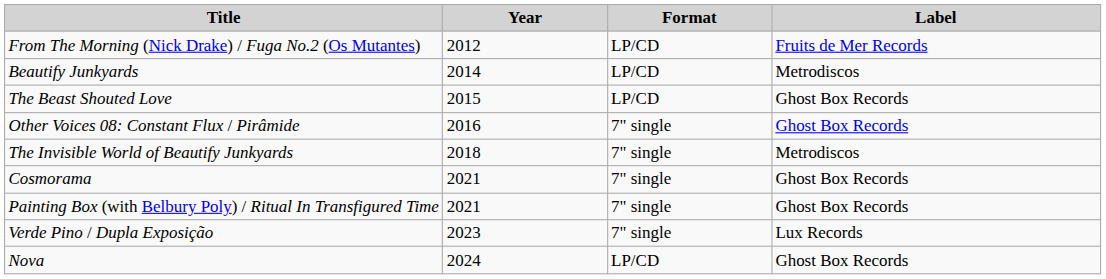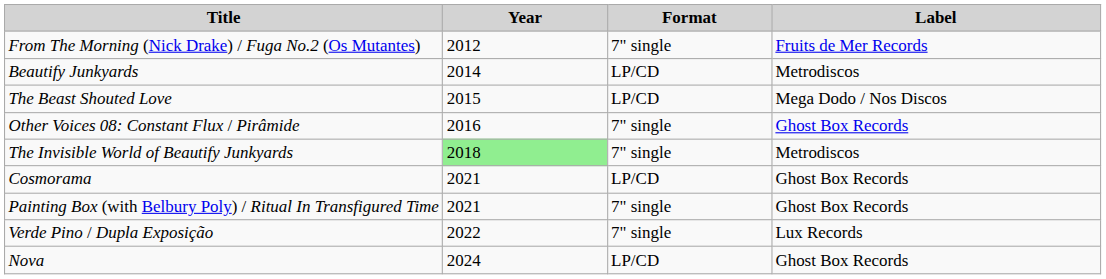(635, 44) LP/CD -> (641, 44) 7" single
(842, 98) Ghost Box Records -> (861, 98) Mega Dodo / Nos Discos
(464, 152) no background -> (464, 152) lightgreen background
(641, 179) 7" single -> (635, 179) LP/CD
(464, 233) 2023 -> (464, 233) 2022
